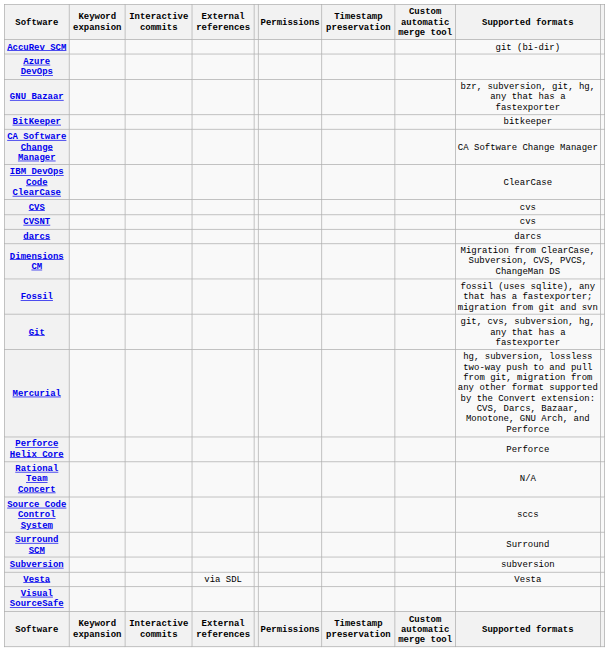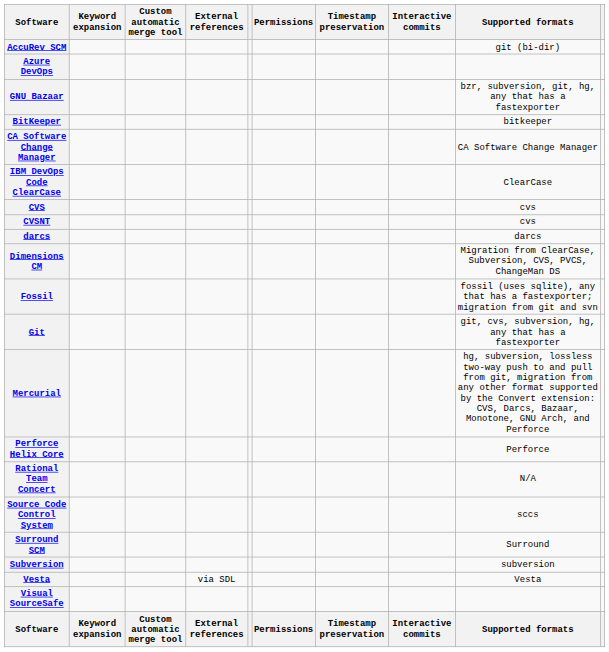columns swapped: (159, 22) <-> (425, 22)
